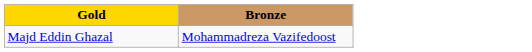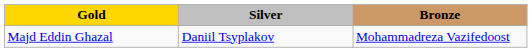+ column: (266, 15)
